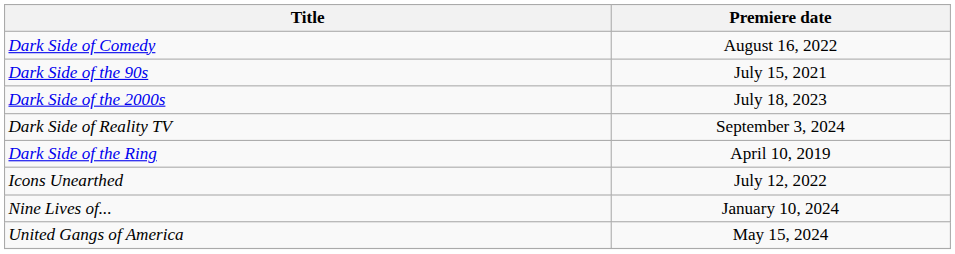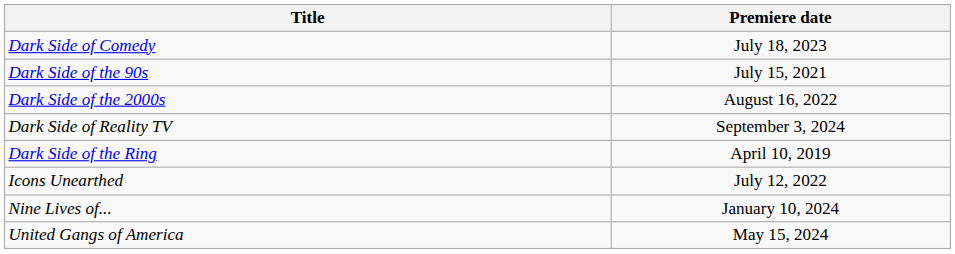(780, 45) August 16, 2022 -> (780, 45) July 18, 2023
(780, 99) July 18, 2023 -> (780, 99) August 16, 2022
